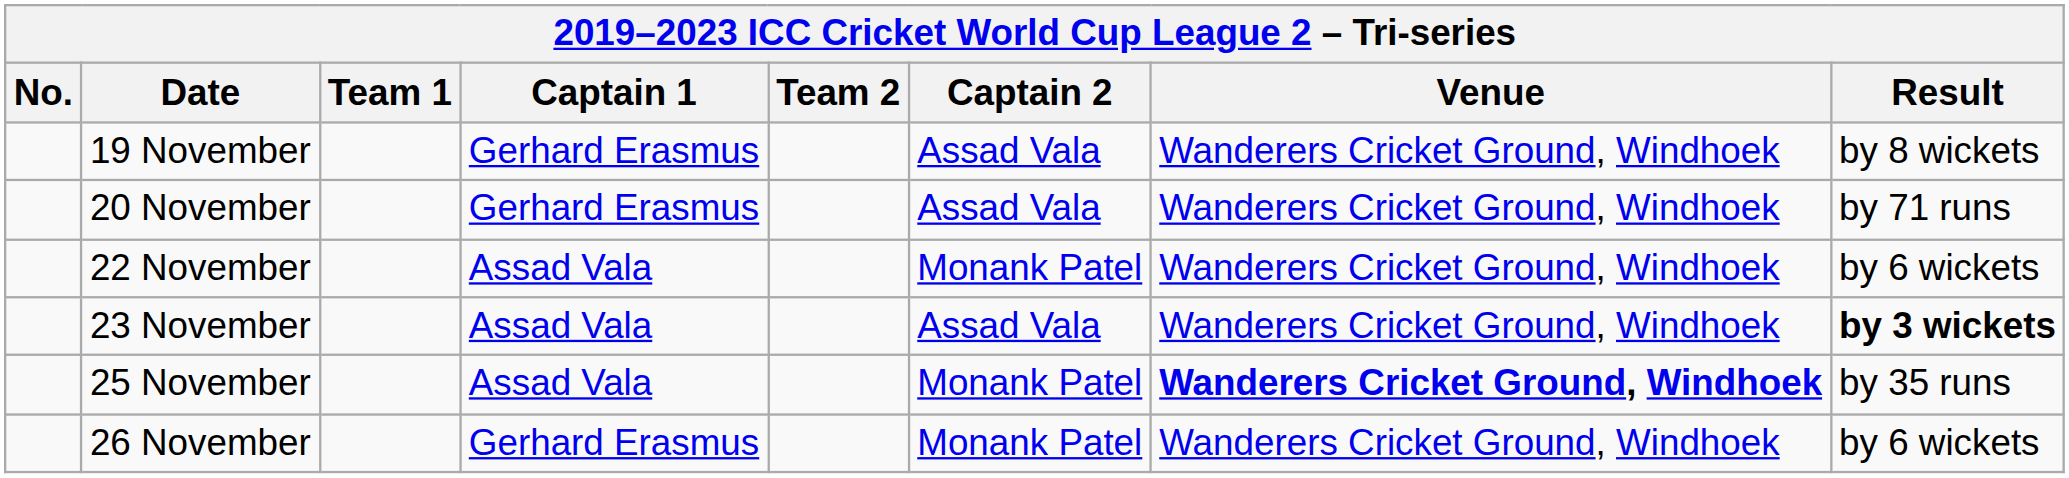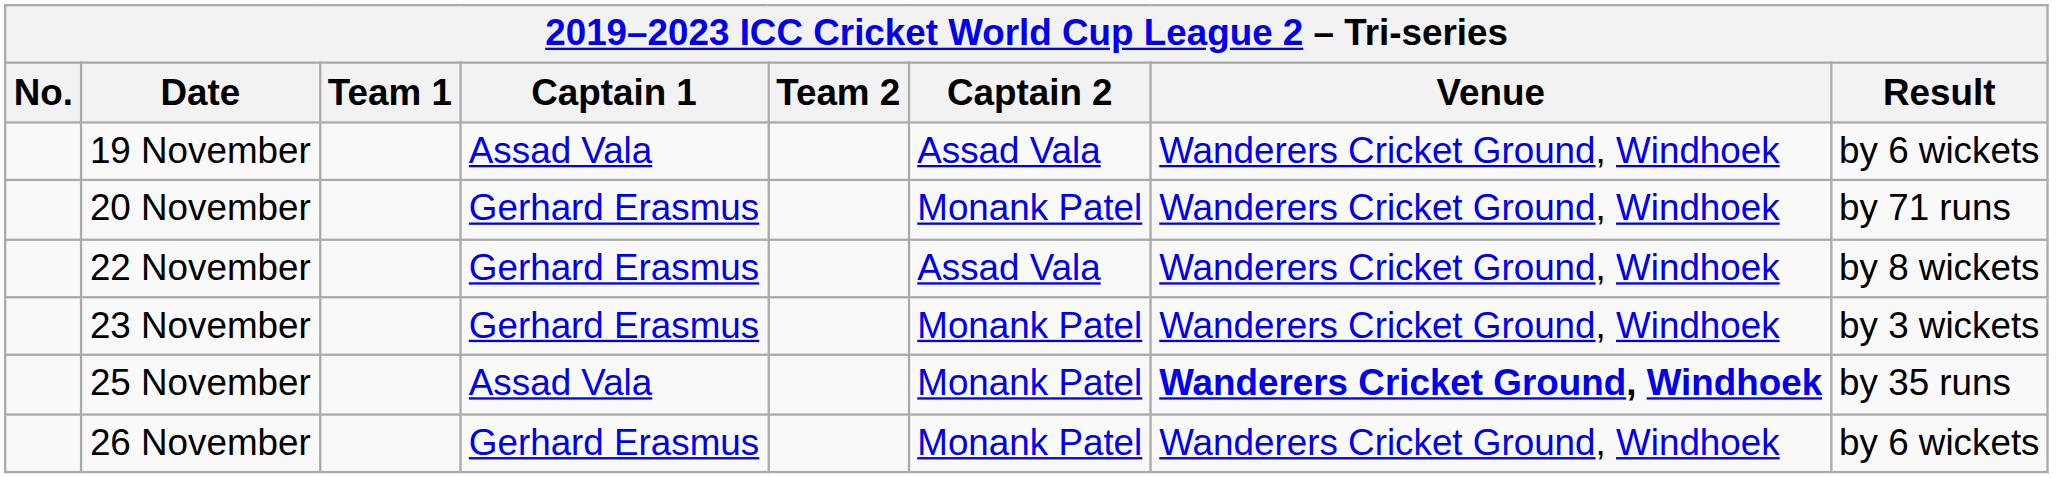(614, 150) Gerhard Erasmus -> (561, 150) Assad Vala
(1939, 150) by 8 wickets -> (1939, 150) by 6 wickets
(1009, 208) Assad Vala -> (1030, 208) Monank Patel
(561, 267) Assad Vala -> (614, 267) Gerhard Erasmus
(1030, 267) Monank Patel -> (1009, 267) Assad Vala
(1939, 267) by 6 wickets -> (1939, 267) by 8 wickets
(561, 325) Assad Vala -> (614, 325) Gerhard Erasmus
(1009, 325) Assad Vala -> (1030, 325) Monank Patel
(1947, 325) bold -> (1939, 325) normal
